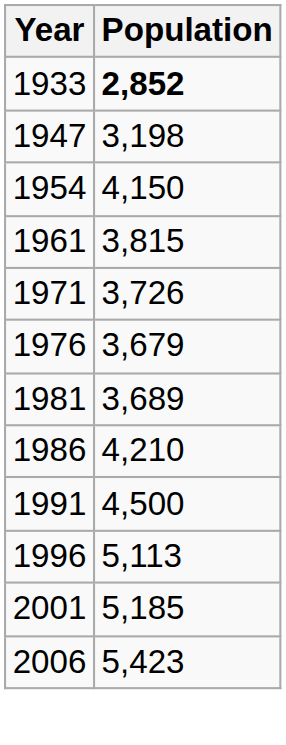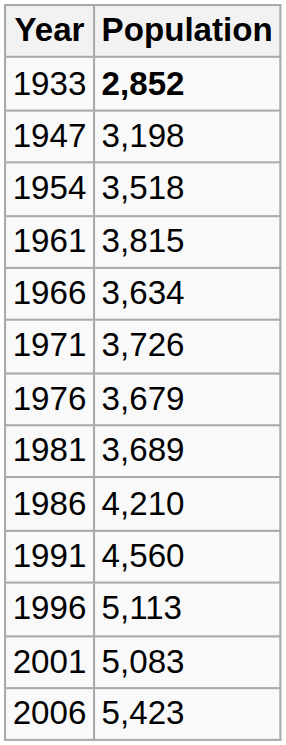(143, 188) 4,150 -> (143, 188) 3,518
+ row: (50, 293)
(143, 503) 4,500 -> (143, 556) 4,560
(143, 608) 5,185 -> (143, 661) 5,083
